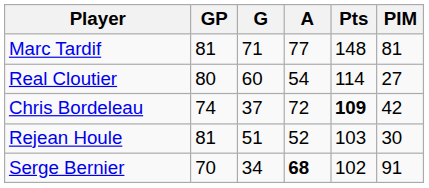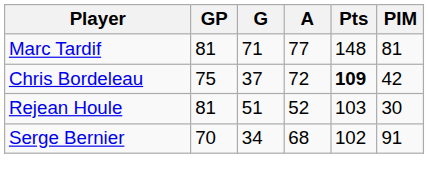- row: (63, 78)
(206, 108) 74 -> (206, 78) 75
(299, 167) bold -> (299, 138) normal
